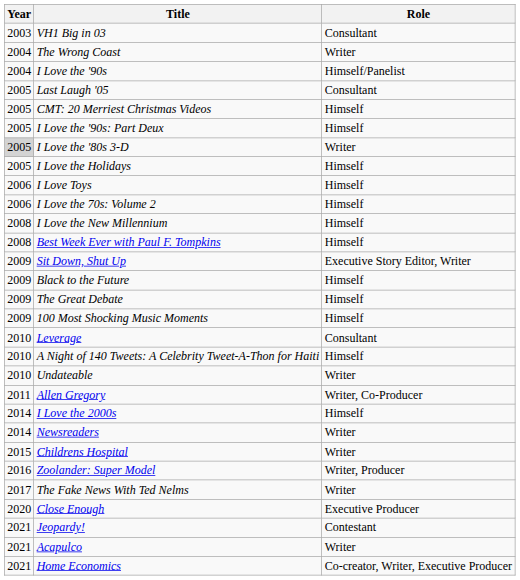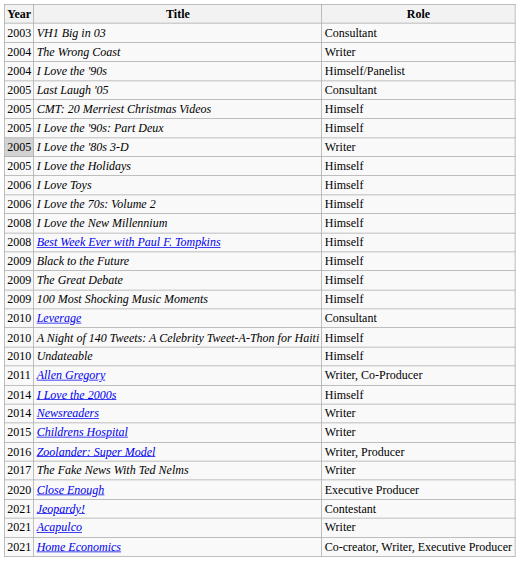- row: (81, 261)
(340, 375) Writer -> (344, 356) Himself
